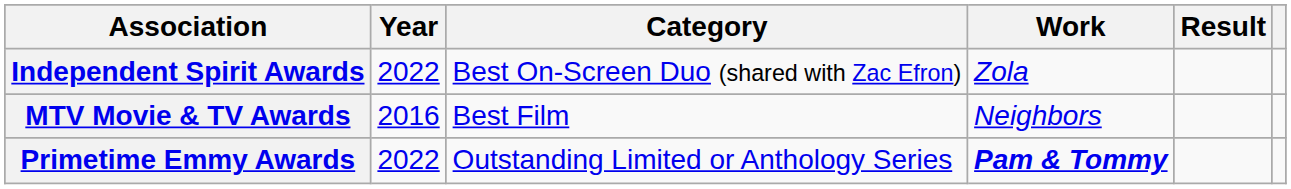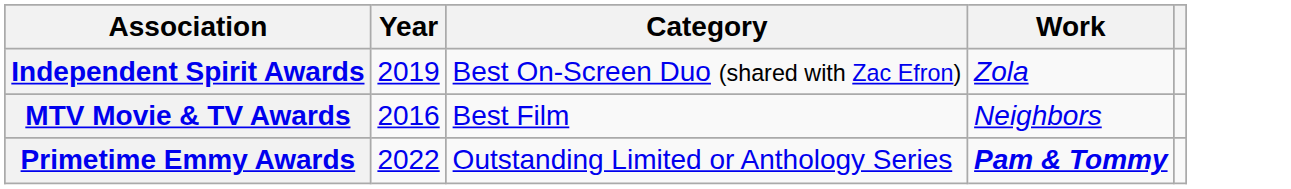- column: (1223, 26)
(409, 71) 2022 -> (409, 71) 2019
